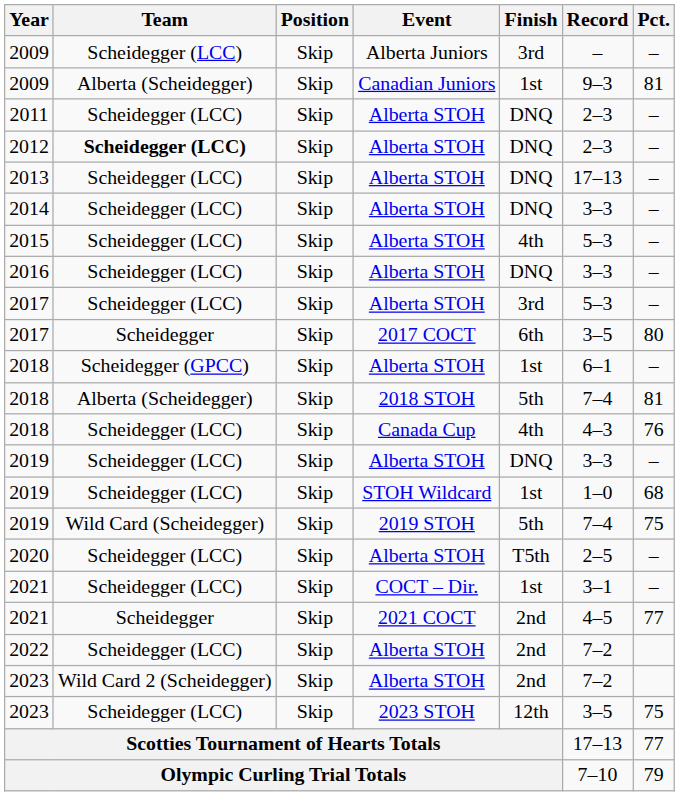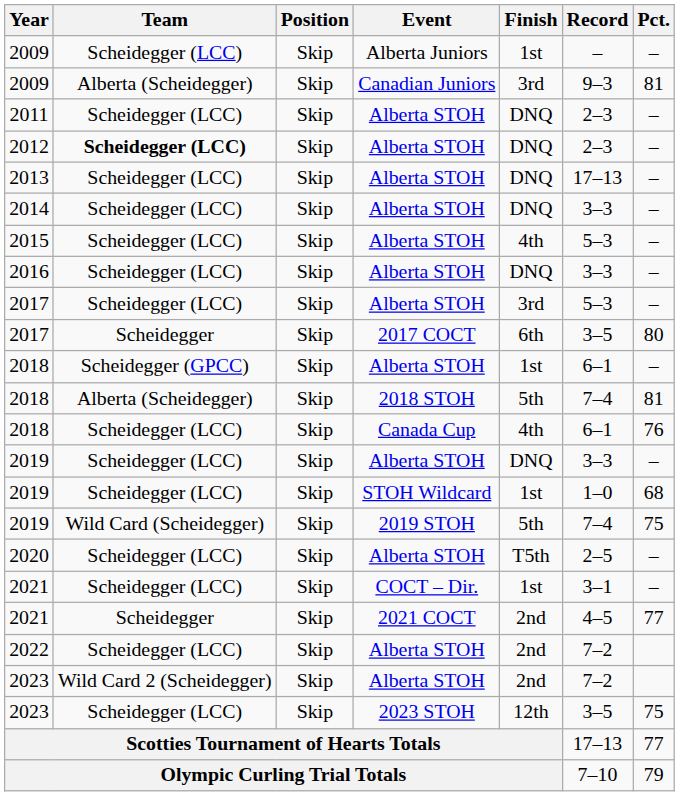(531, 51) 3rd -> (531, 51) 1st
(531, 83) 1st -> (531, 83) 3rd
(597, 429) 4–3 -> (597, 429) 6–1
